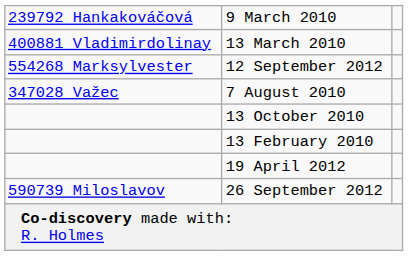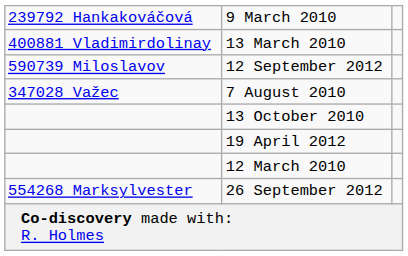(100, 67) 554268 Marksylvester -> (87, 67) 590739 Miloslavov
- row: (300, 141)
+ row: (286, 166)
(87, 191) 590739 Miloslavov -> (100, 191) 554268 Marksylvester
